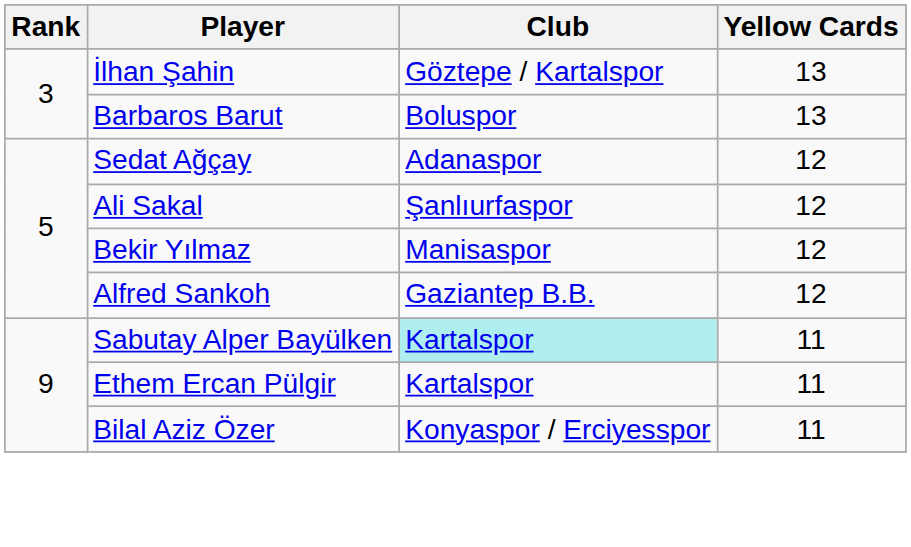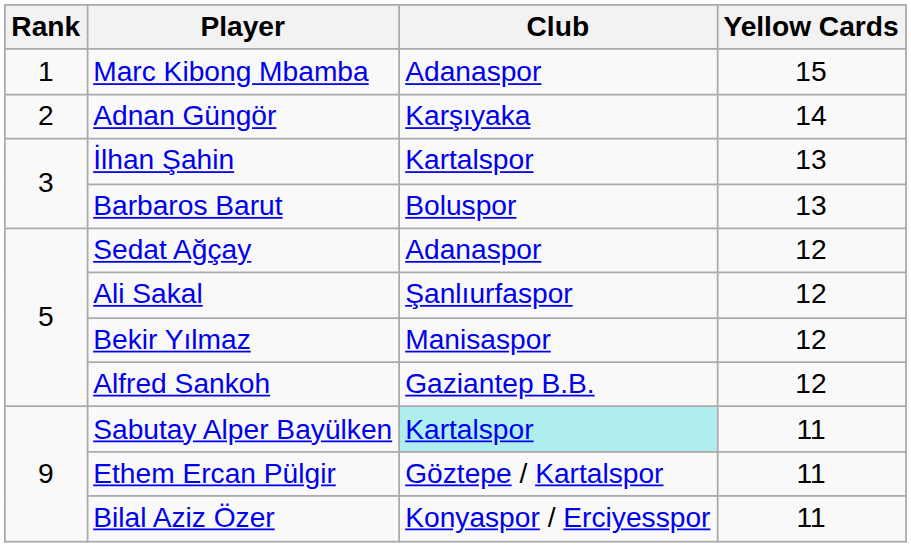+ row: (231, 71)
+ row: (185, 116)
(534, 71) Göztepe / Kartalspor -> (469, 160) Kartalspor
(469, 384) Kartalspor -> (534, 473) Göztepe / Kartalspor
